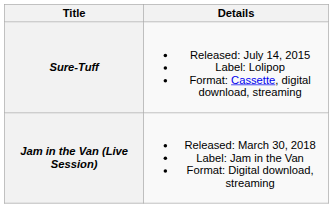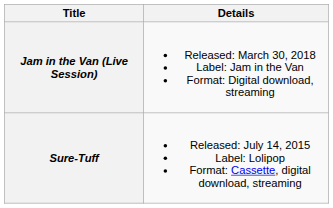rows swapped: (74, 67) <-> (74, 158)
